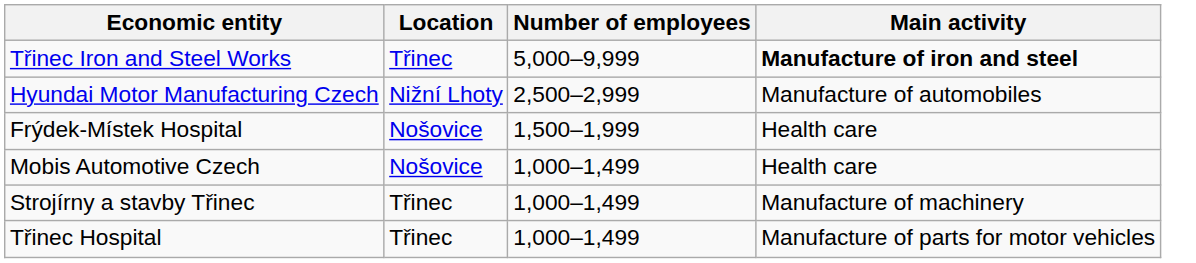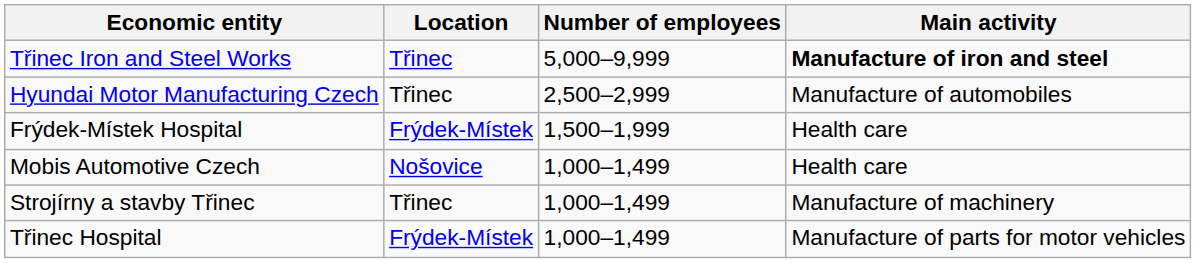(446, 94) Nižní Lhoty -> (421, 94) Třinec
(436, 130) Nošovice -> (461, 130) Frýdek-Místek
(421, 238) Třinec -> (461, 238) Frýdek-Místek
